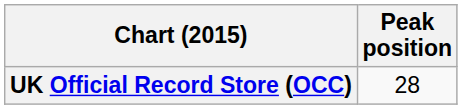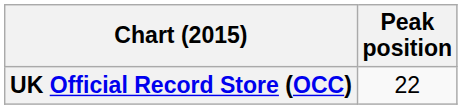(407, 85) 28 -> (407, 85) 22
